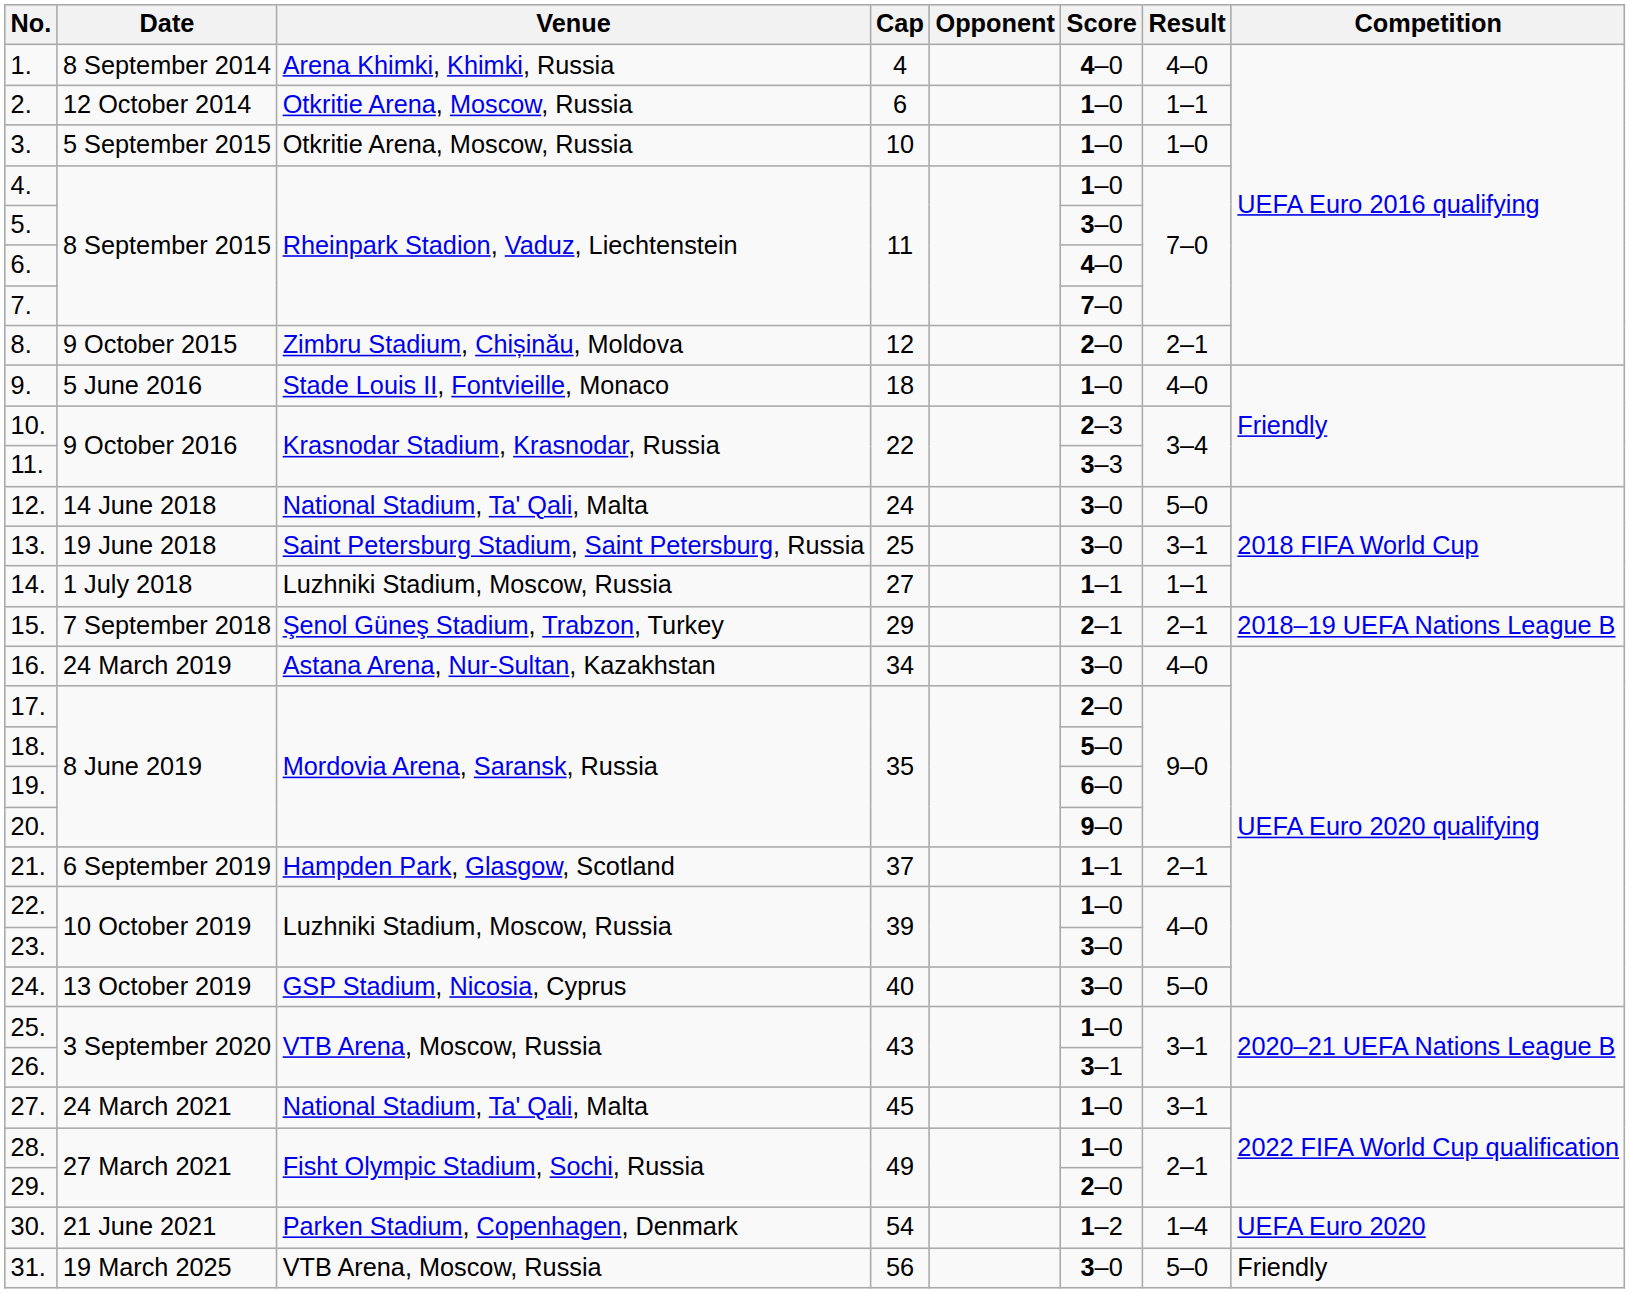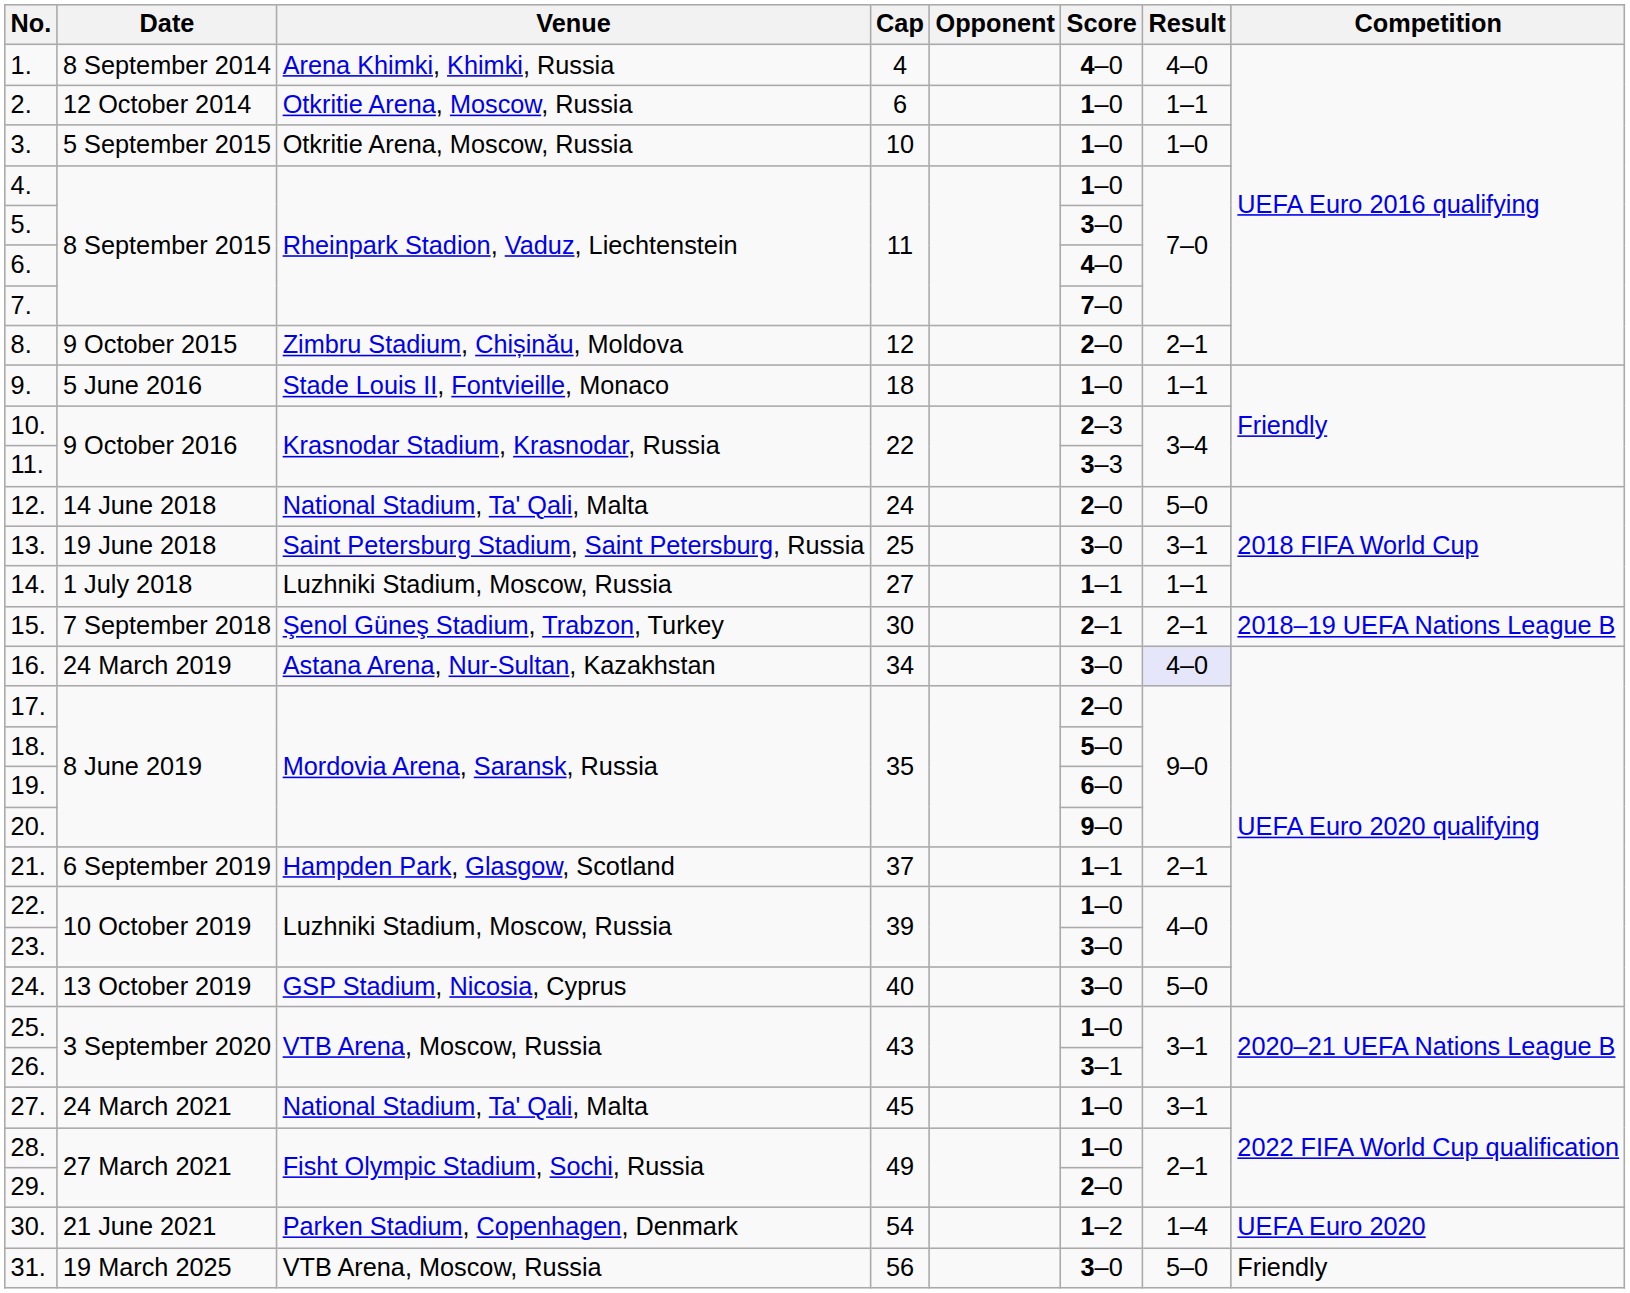(1187, 385) 4–0 -> (1187, 385) 1–1
(1102, 505) 3–0 -> (1102, 505) 2–0
(900, 625) 29 -> (900, 625) 30
(1187, 666) no background -> (1187, 666) lavender background
